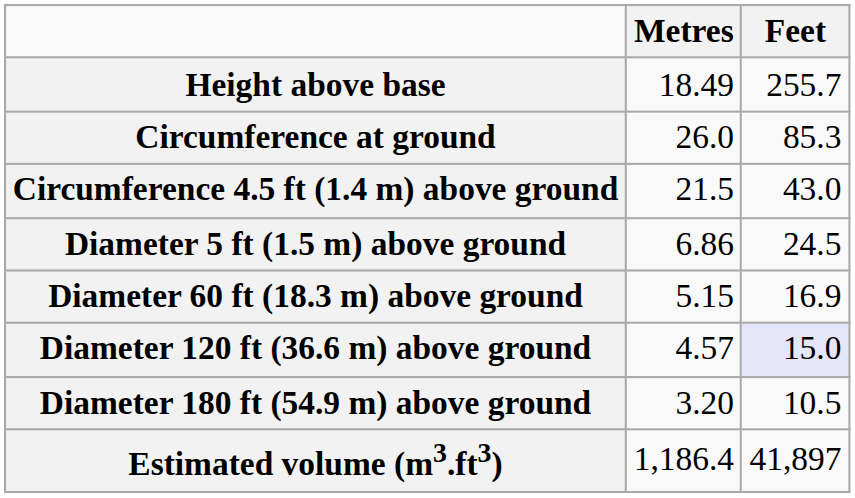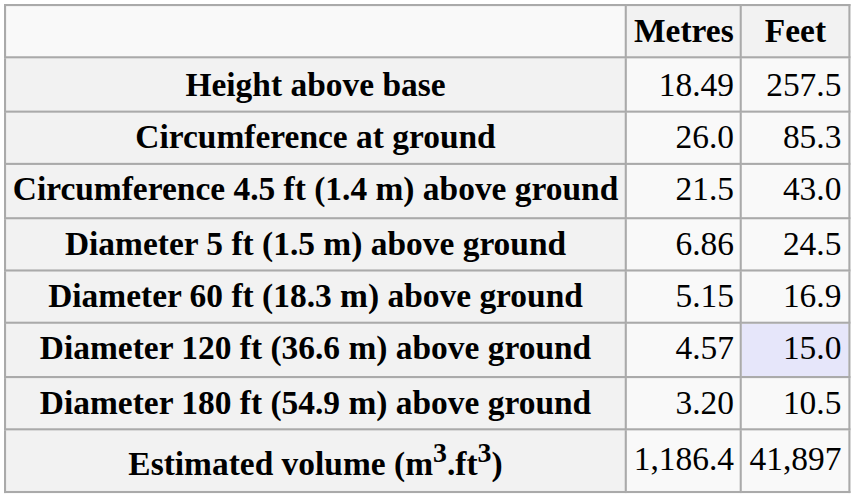(804, 84) 255.7 -> (804, 84) 257.5
